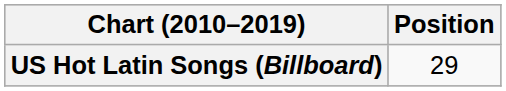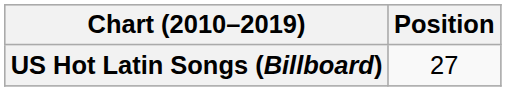(444, 65) 29 -> (444, 65) 27
